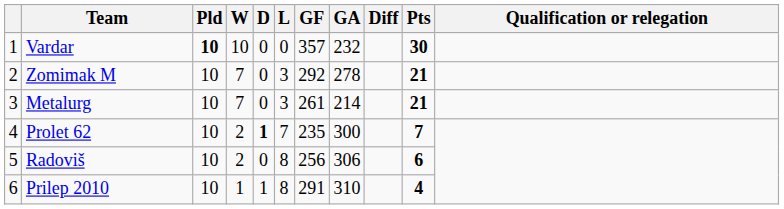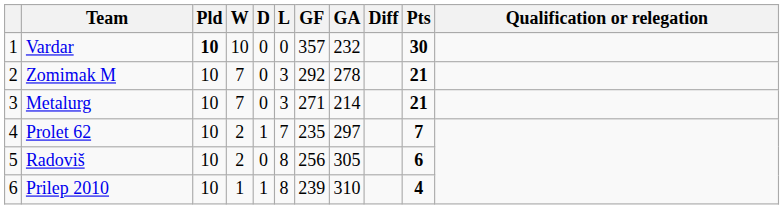(312, 103) 261 -> (312, 103) 271
(263, 132) bold -> (263, 132) normal
(347, 132) 300 -> (347, 132) 297
(347, 160) 306 -> (347, 160) 305
(312, 189) 291 -> (312, 189) 239
